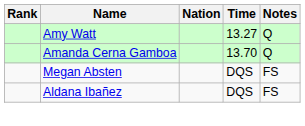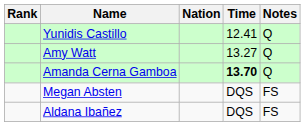+ row: (85, 33)
(242, 53) normal -> (242, 72) bold
